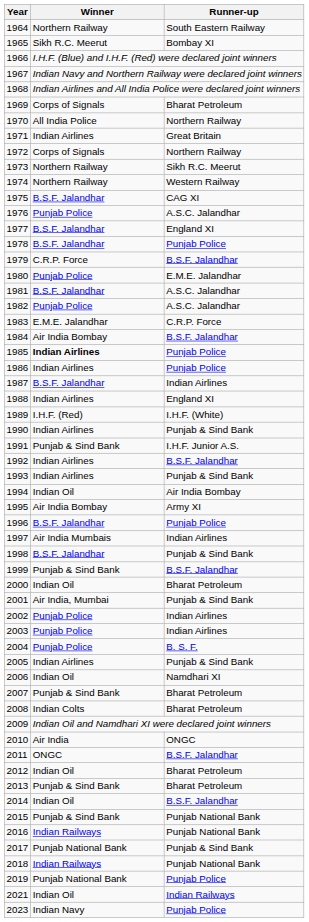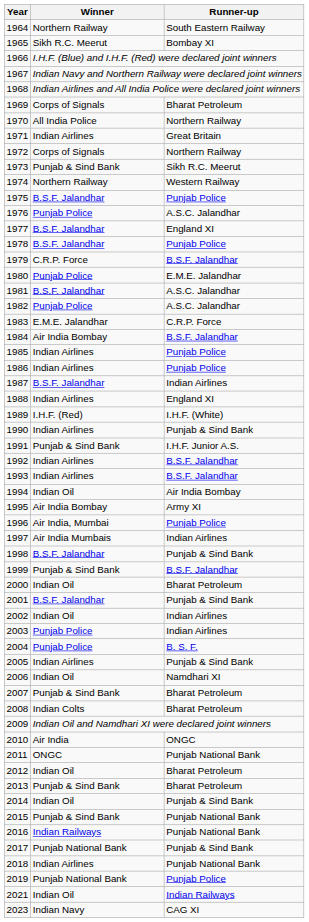(70, 167) Northern Railway -> (76, 167) Punjab & Sind Bank
(183, 197) CAG XI -> (196, 197) Punjab Police
(66, 352) bold -> (63, 352) normal
(210, 476) Punjab & Sind Bank -> (202, 476) B.S.F. Jalandhar
(69, 523) B.S.F. Jalandhar -> (71, 523) Air India, Mumbai
(71, 600) Air India, Mumbai -> (69, 600) B.S.F. Jalandhar
(63, 615) Punjab Police -> (53, 615) Indian Oil
(202, 755) B.S.F. Jalandhar -> (213, 755) Punjab National Bank
(202, 801) B.S.F. Jalandhar -> (210, 801) Punjab & Sind Bank
(67, 863) Indian Railways -> (63, 863) Indian Airlines
(196, 910) Punjab Police -> (183, 910) CAG XI
